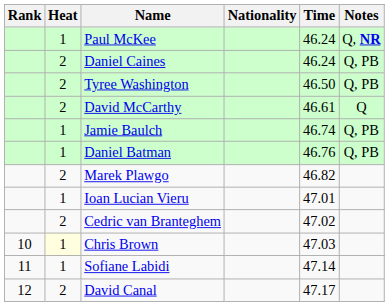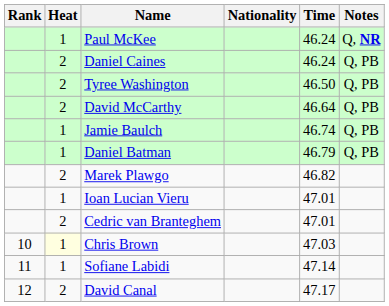(319, 107) 46.61 -> (319, 107) 46.64
(361, 107) Q -> (361, 107) Q, PB
(319, 152) 46.76 -> (319, 152) 46.79
(319, 221) 47.02 -> (319, 221) 47.01
